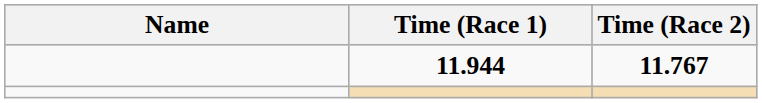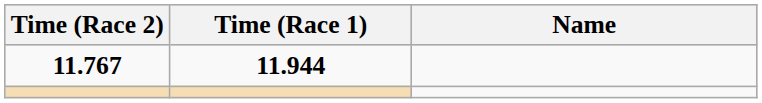columns swapped: (177, 24) <-> (674, 24)
